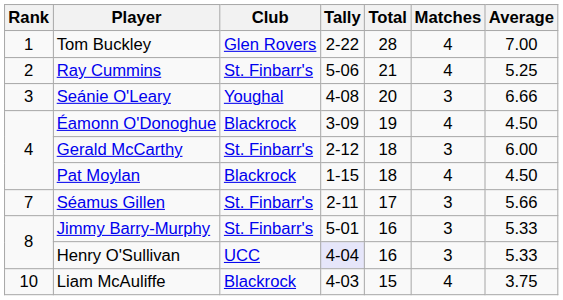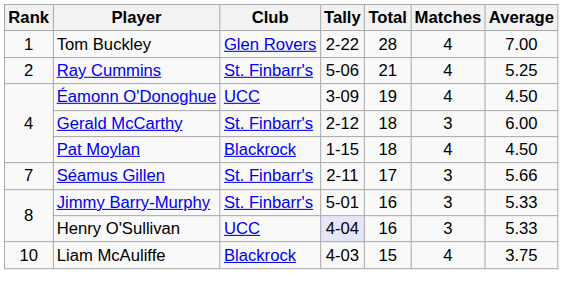- row: (114, 96)
(260, 123) Blackrock -> (242, 96) UCC
